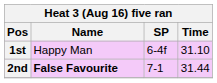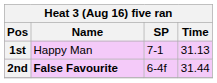(157, 50) 6-4f -> (155, 50) 7-1
(195, 50) 31.10 -> (195, 50) 31.13
(155, 68) 7-1 -> (157, 68) 6-4f
